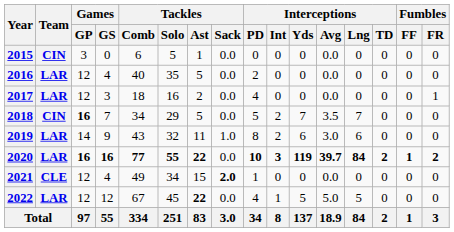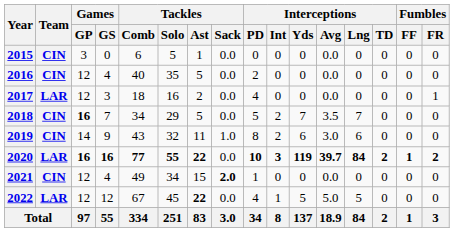(54, 75) LAR -> (54, 75) CIN
(54, 136) LAR -> (54, 136) CIN
(54, 177) CLE -> (54, 177) CIN
